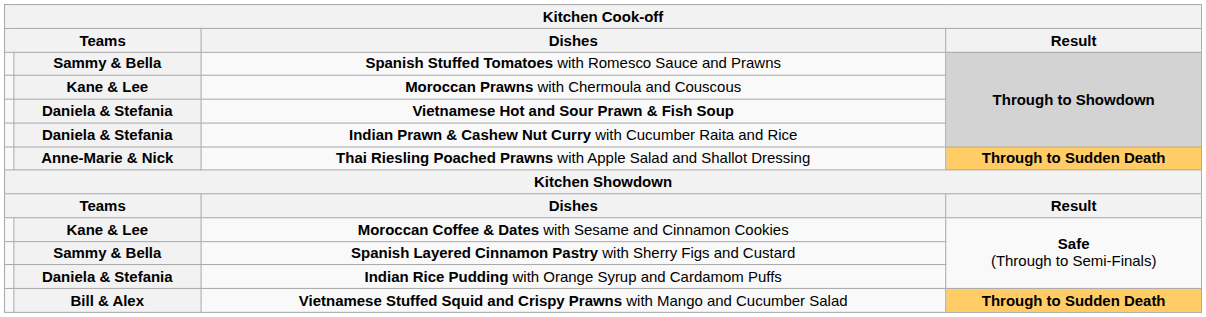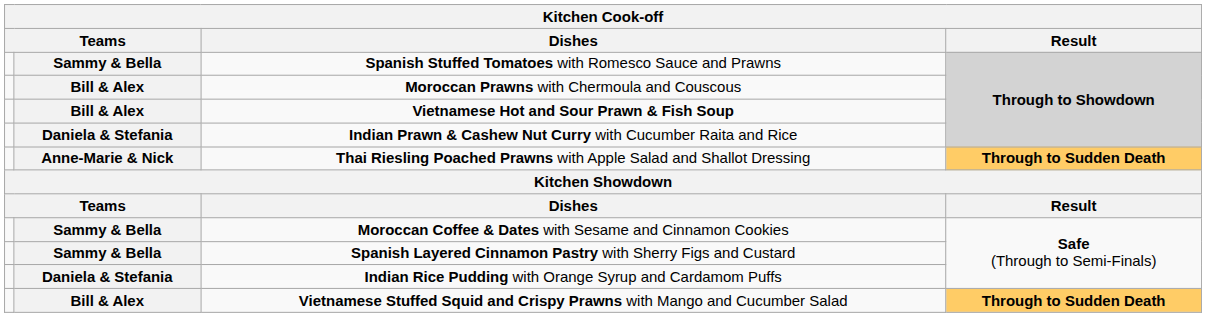(107, 88) Kane & Lee -> (107, 88) Bill & Alex
(107, 111) Daniela & Stefania -> (107, 111) Bill & Alex
(107, 230) Kane & Lee -> (107, 230) Sammy & Bella
